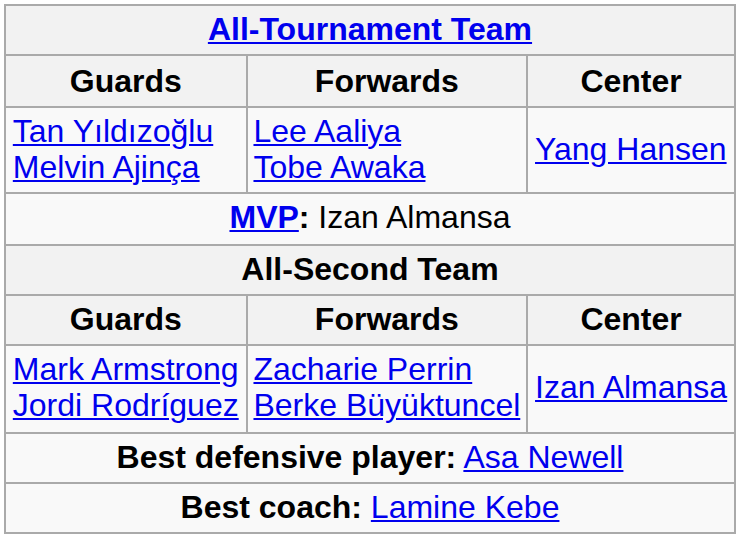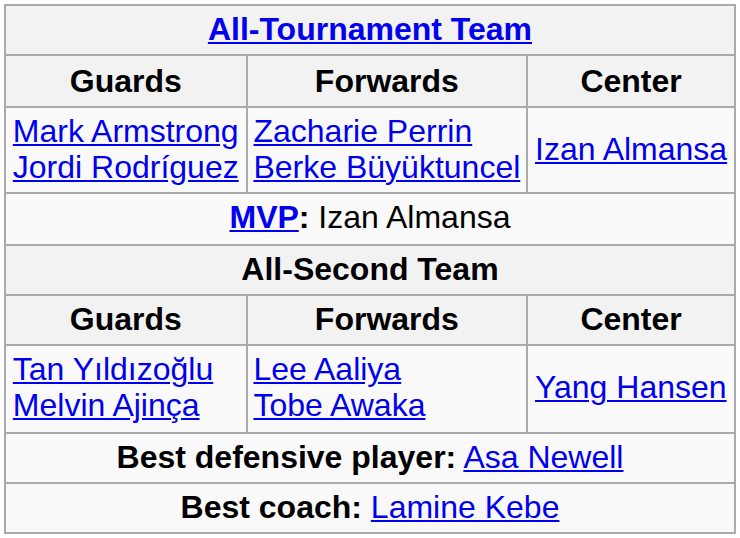rows swapped: (126, 388) <-> (113, 149)
